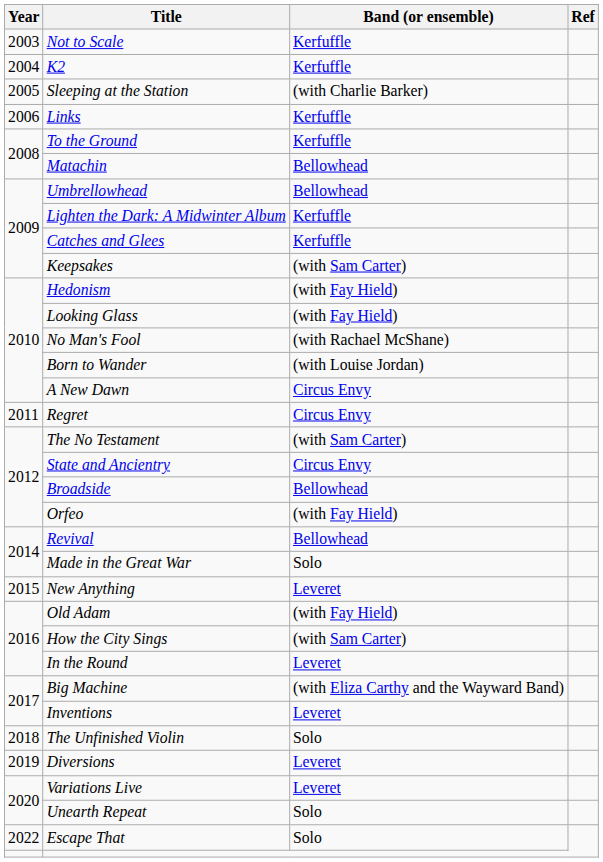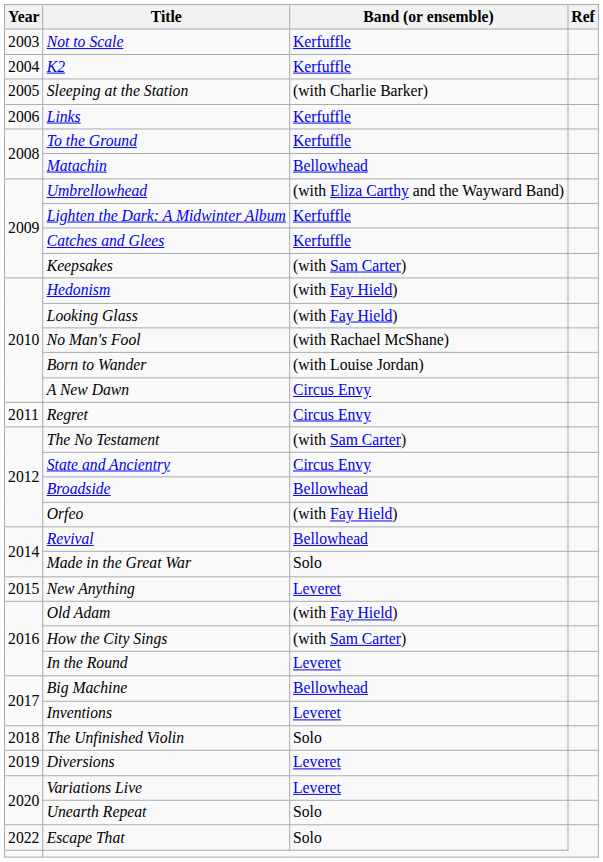(330, 191) Bellowhead -> (429, 191) (with Eliza Carthy and the Wayward Band)
(429, 688) (with Eliza Carthy and the Wayward Band) -> (330, 688) Bellowhead
